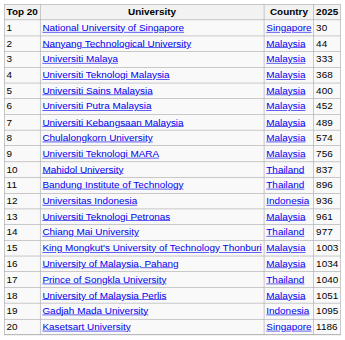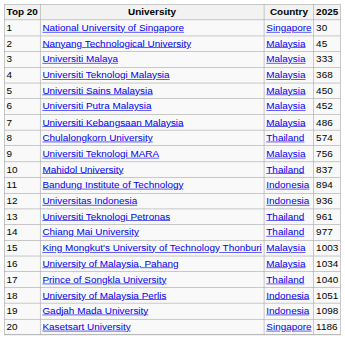(322, 43) 44 -> (322, 43) 45
(324, 91) 400 -> (324, 91) 450
(324, 122) 489 -> (324, 122) 486
(286, 138) Malaysia -> (285, 138) Thailand
(285, 185) Thailand -> (288, 185) Indonesia
(324, 185) 896 -> (324, 185) 894
(286, 216) Malaysia -> (285, 216) Thailand
(286, 295) Malaysia -> (288, 295) Indonesia
(327, 311) 1095 -> (327, 311) 1098
